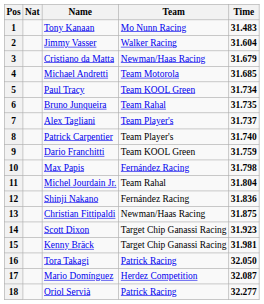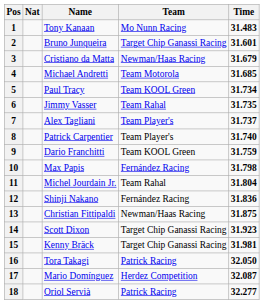(70, 43) Jimmy Vasser -> (75, 43) Bruno Junqueira
(149, 43) Walker Racing -> (174, 43) Target Chip Ganassi Racing
(244, 43) 31.604 -> (244, 43) 31.601
(75, 105) Bruno Junqueira -> (70, 105) Jimmy Vasser
